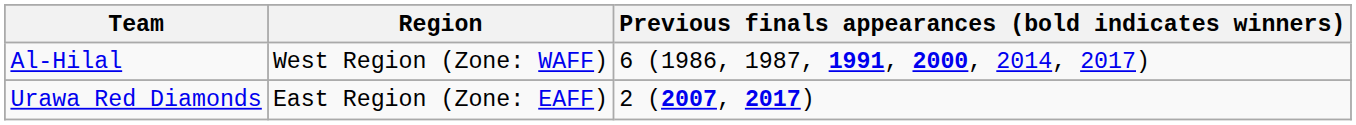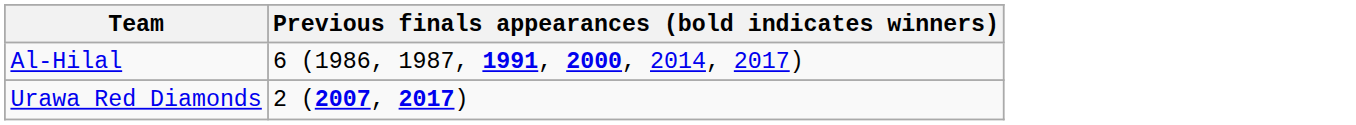- column: (440, 24)
